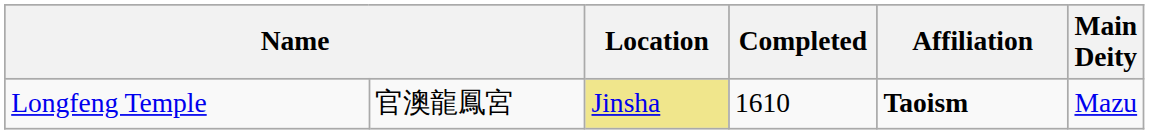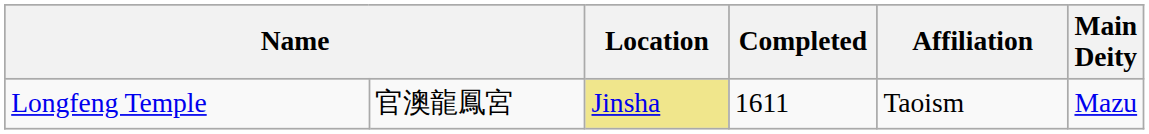(763, 103) 1610 -> (762, 103) 1611
(926, 103) bold -> (924, 103) normal
